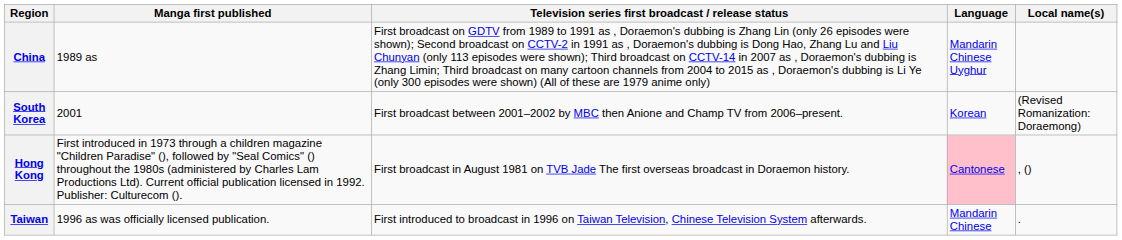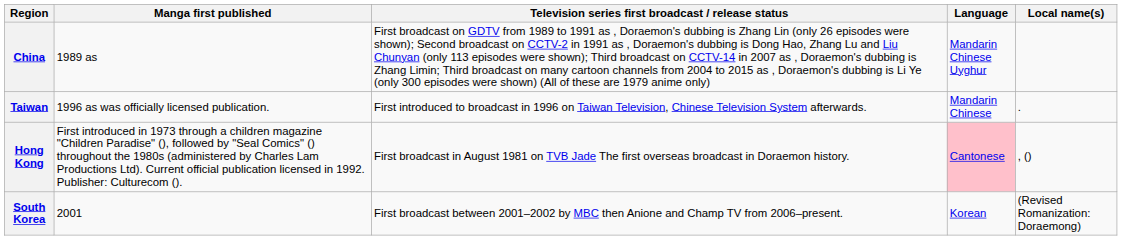rows swapped: (29, 219) <-> (29, 113)
